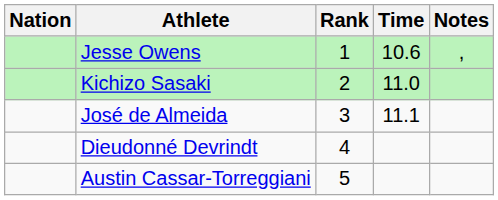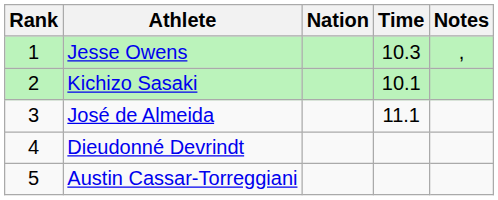columns swapped: (344, 20) <-> (40, 20)
(401, 52) 10.6 -> (401, 52) 10.3
(401, 83) 11.0 -> (401, 83) 10.1
